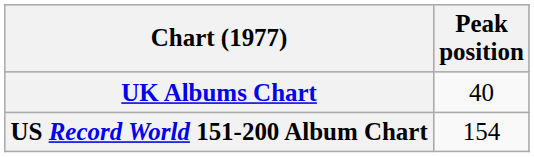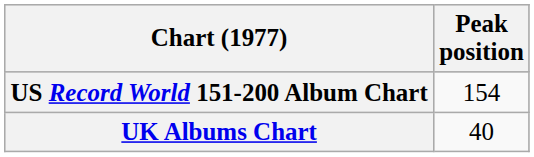rows swapped: (219, 91) <-> (219, 131)
